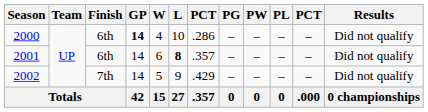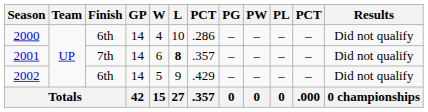(138, 35) bold -> (138, 35) normal
(105, 55) 6th -> (105, 55) 7th
(105, 76) 7th -> (105, 76) 6th
